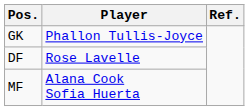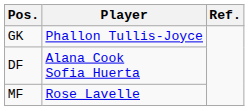(93, 58) Rose Lavelle -> (93, 66) Alana Cook Sofia Huerta
(93, 87) Alana Cook Sofia Huerta -> (93, 95) Rose Lavelle
